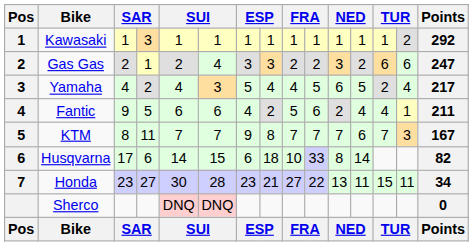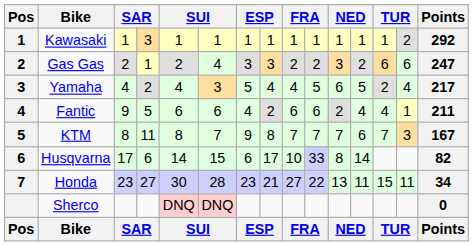(294, 111) 5 -> (294, 111) 6
(179, 134) 7 -> (179, 134) 8
(271, 158) 18 -> (271, 158) 17
